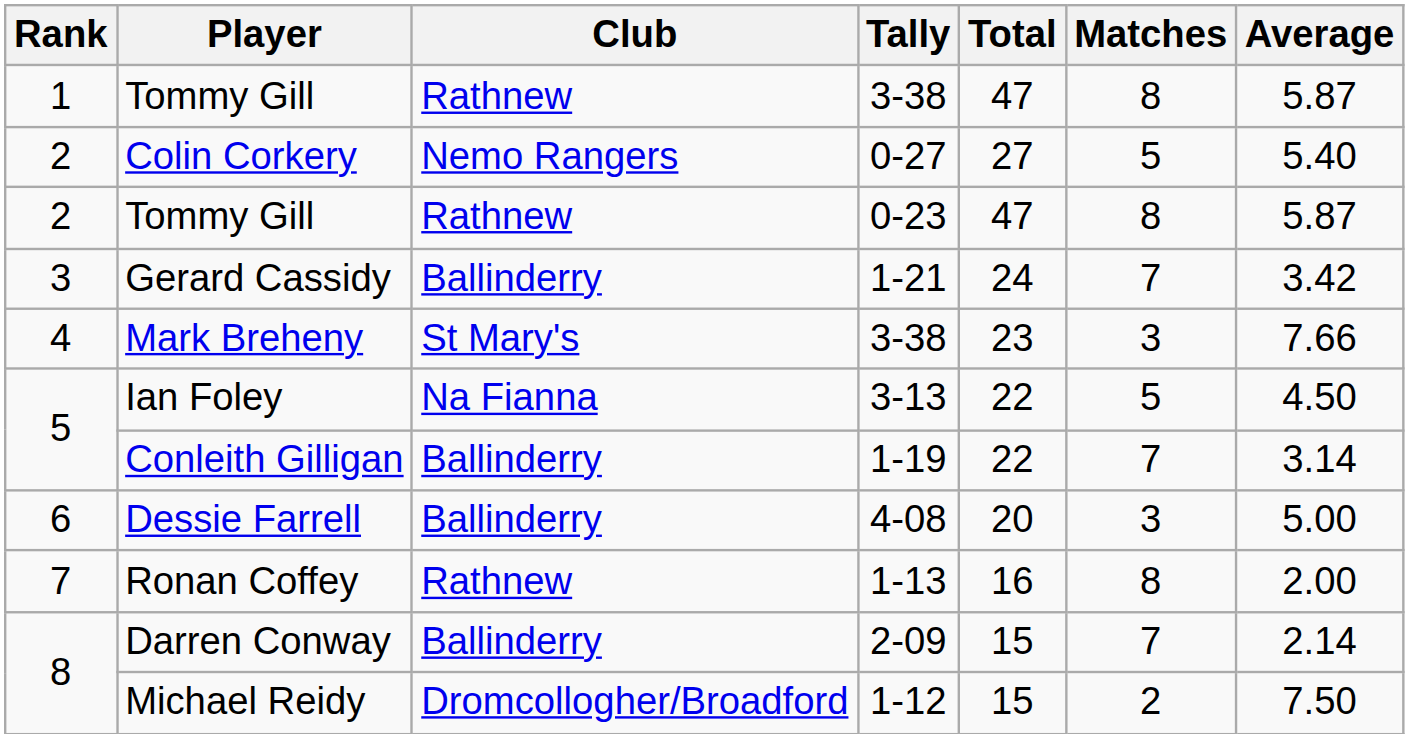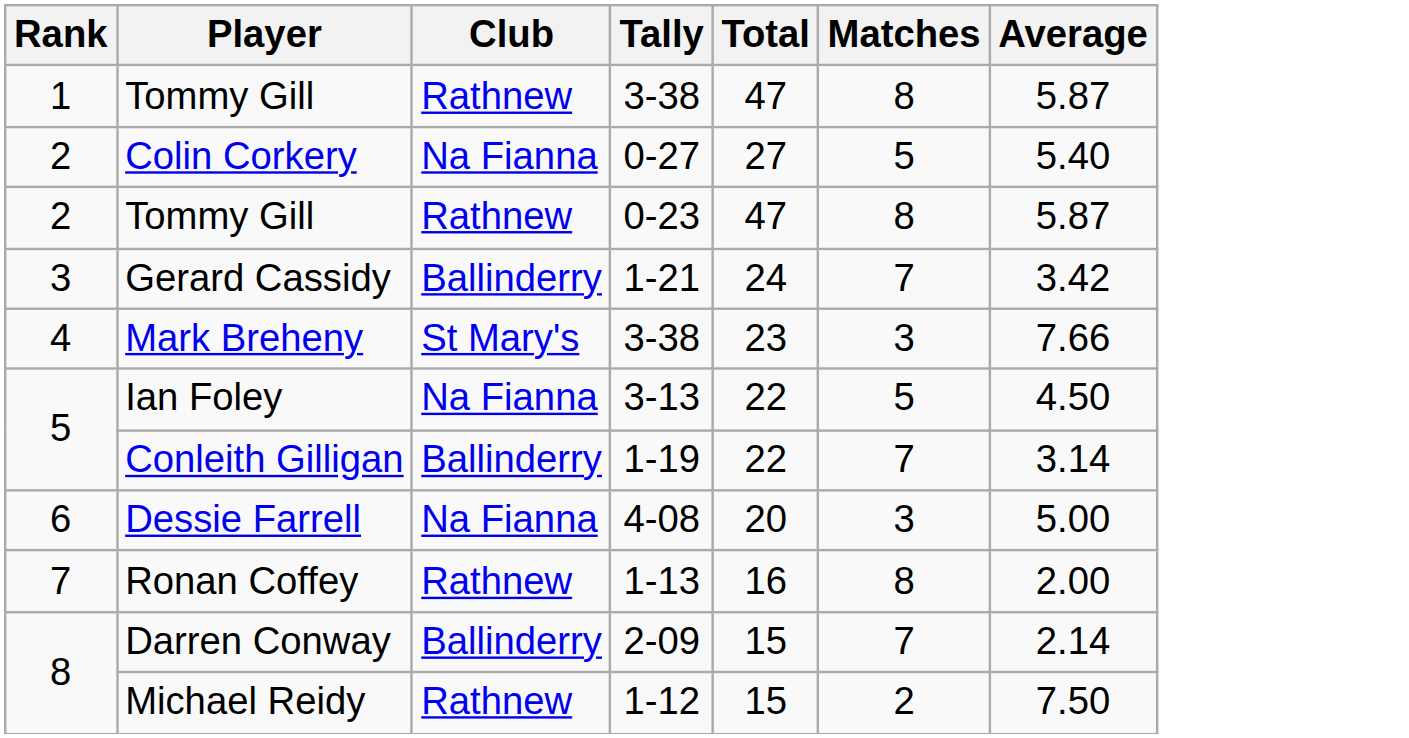(550, 156) Nemo Rangers -> (509, 156) Na Fianna
(512, 519) Ballinderry -> (509, 519) Na Fianna
(635, 701) Dromcollogher/Broadford -> (497, 701) Rathnew
